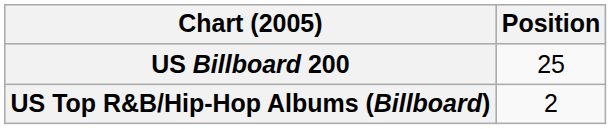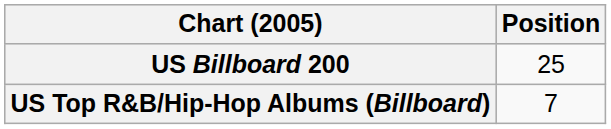(551, 103) 2 -> (551, 103) 7
